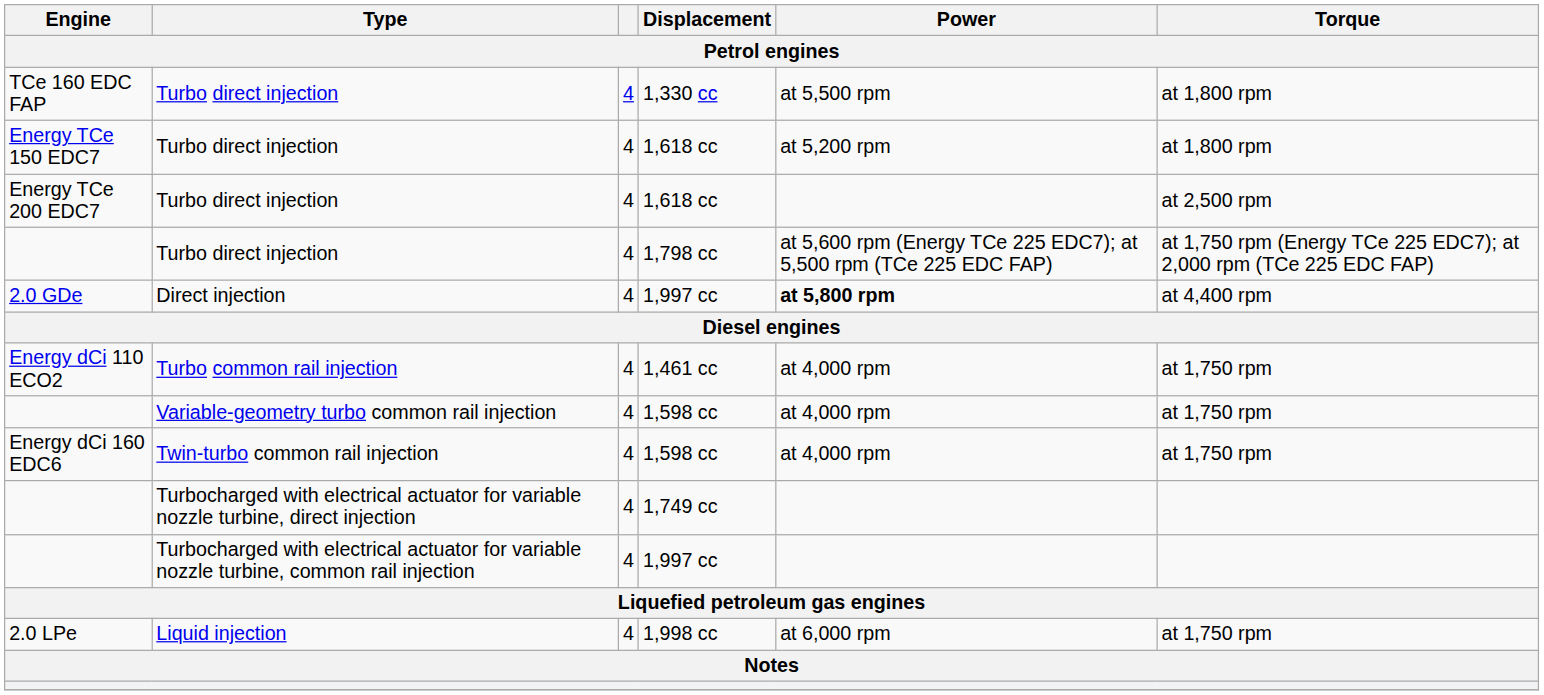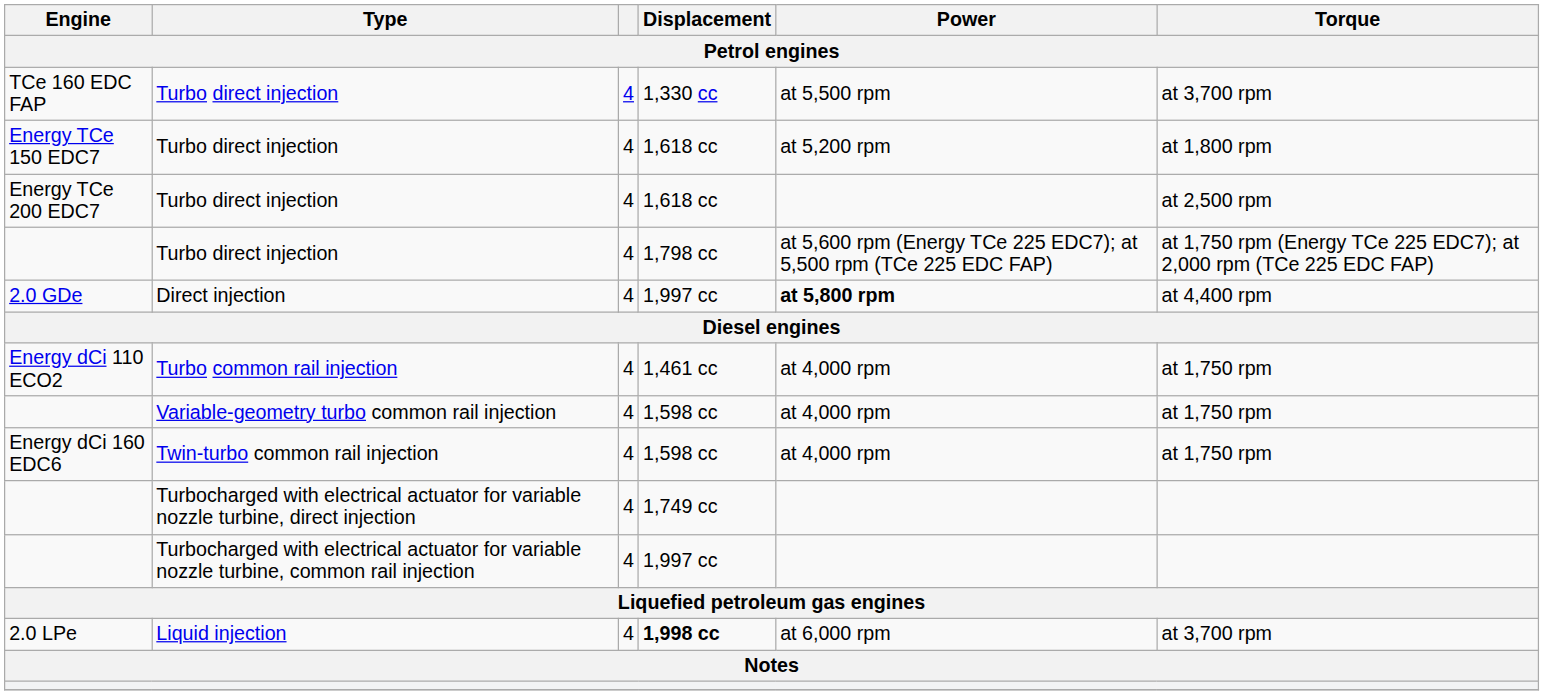(1217, 93) at 1,800 rpm -> (1217, 93) at 3,700 rpm
(680, 634) normal -> (681, 634) bold
(1217, 634) at 1,750 rpm -> (1217, 634) at 3,700 rpm
